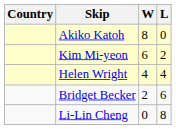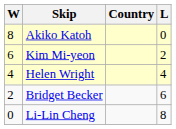columns swapped: (30, 14) <-> (148, 14)
